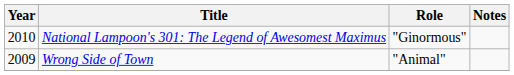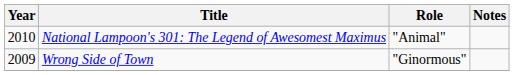(429, 37) "Ginormous" -> (419, 37) "Animal"
(419, 59) "Animal" -> (429, 59) "Ginormous"
